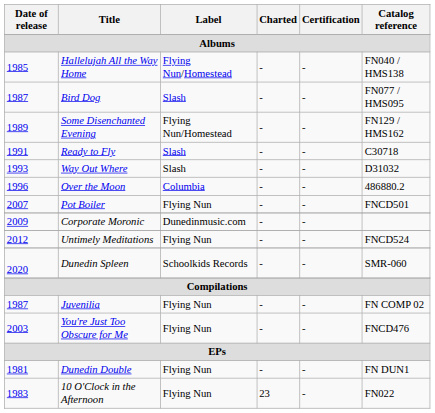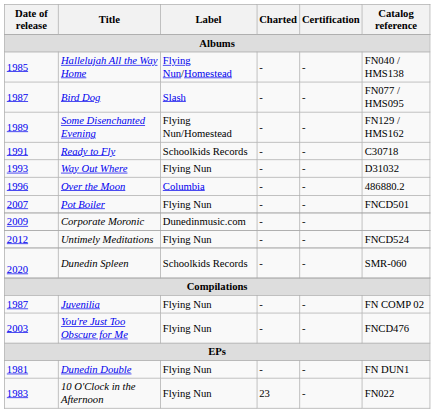(174, 151) Slash -> (205, 151) Schoolkids Records
(174, 169) Slash -> (187, 169) Flying Nun
